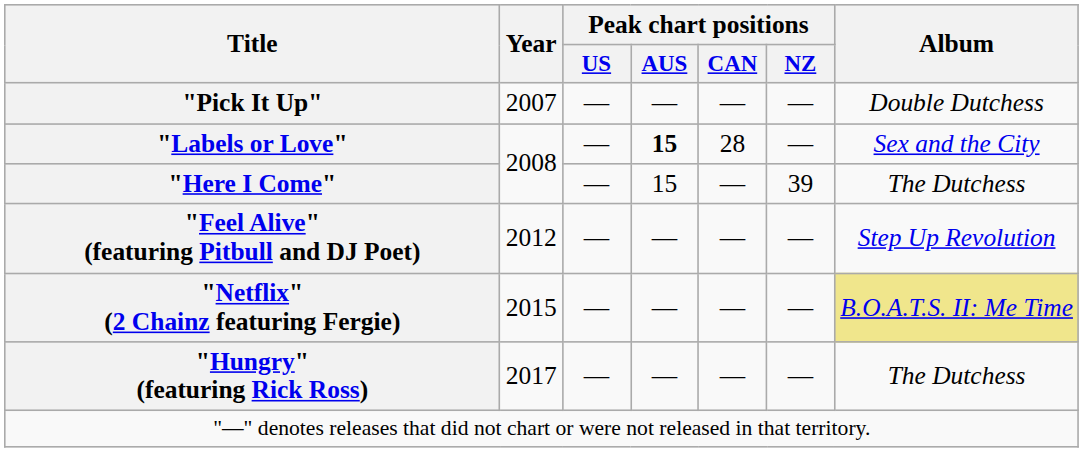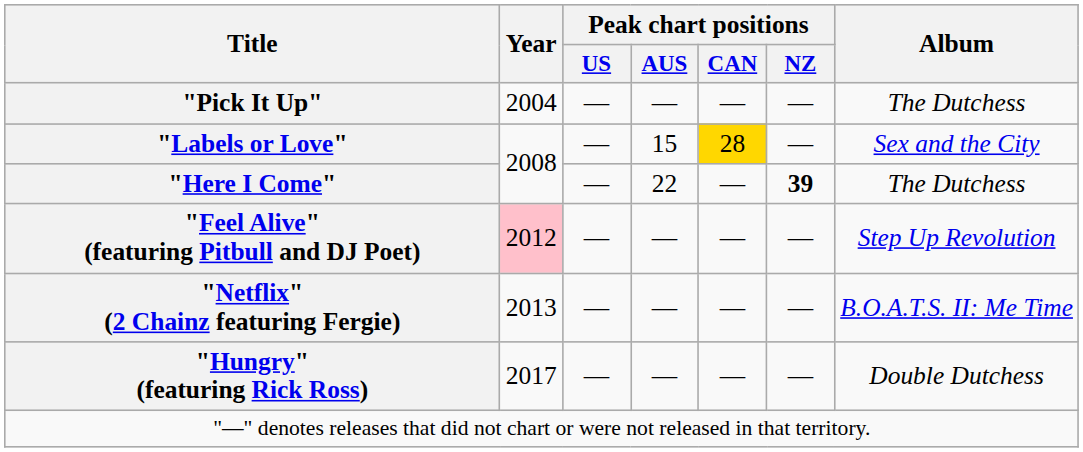(531, 102) 2007 -> (531, 102) 2004
(957, 102) Double Dutchess -> (957, 102) The Dutchess
(664, 143) bold -> (664, 143) normal
(732, 143) no background -> (732, 143) gold background
(664, 183) 15 -> (664, 183) 22
(800, 183) normal -> (800, 183) bold
(531, 238) no background -> (531, 238) pink background
(531, 307) 2015 -> (531, 307) 2013
(957, 307) khaki background -> (957, 307) no background
(957, 376) The Dutchess -> (957, 376) Double Dutchess
